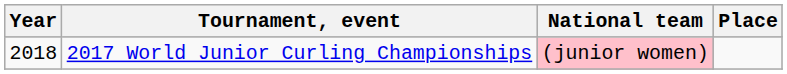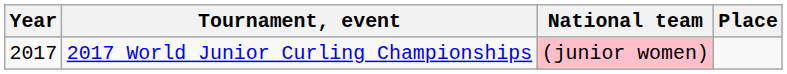(33, 53) 2018 -> (33, 53) 2017
